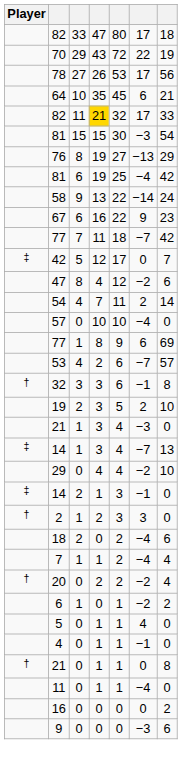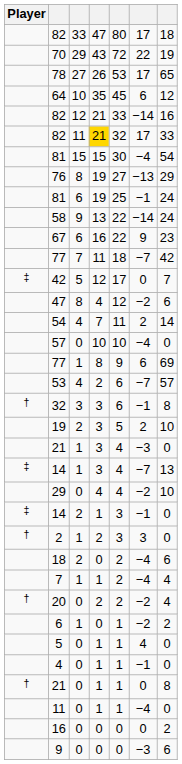(167, 75) 56 -> (167, 75) 65
(167, 95) 21 -> (167, 95) 12
+ row: (59, 116)
(143, 136) −3 -> (143, 156) −4
(143, 177) −4 -> (143, 197) −1
(167, 177) 42 -> (167, 197) 24
